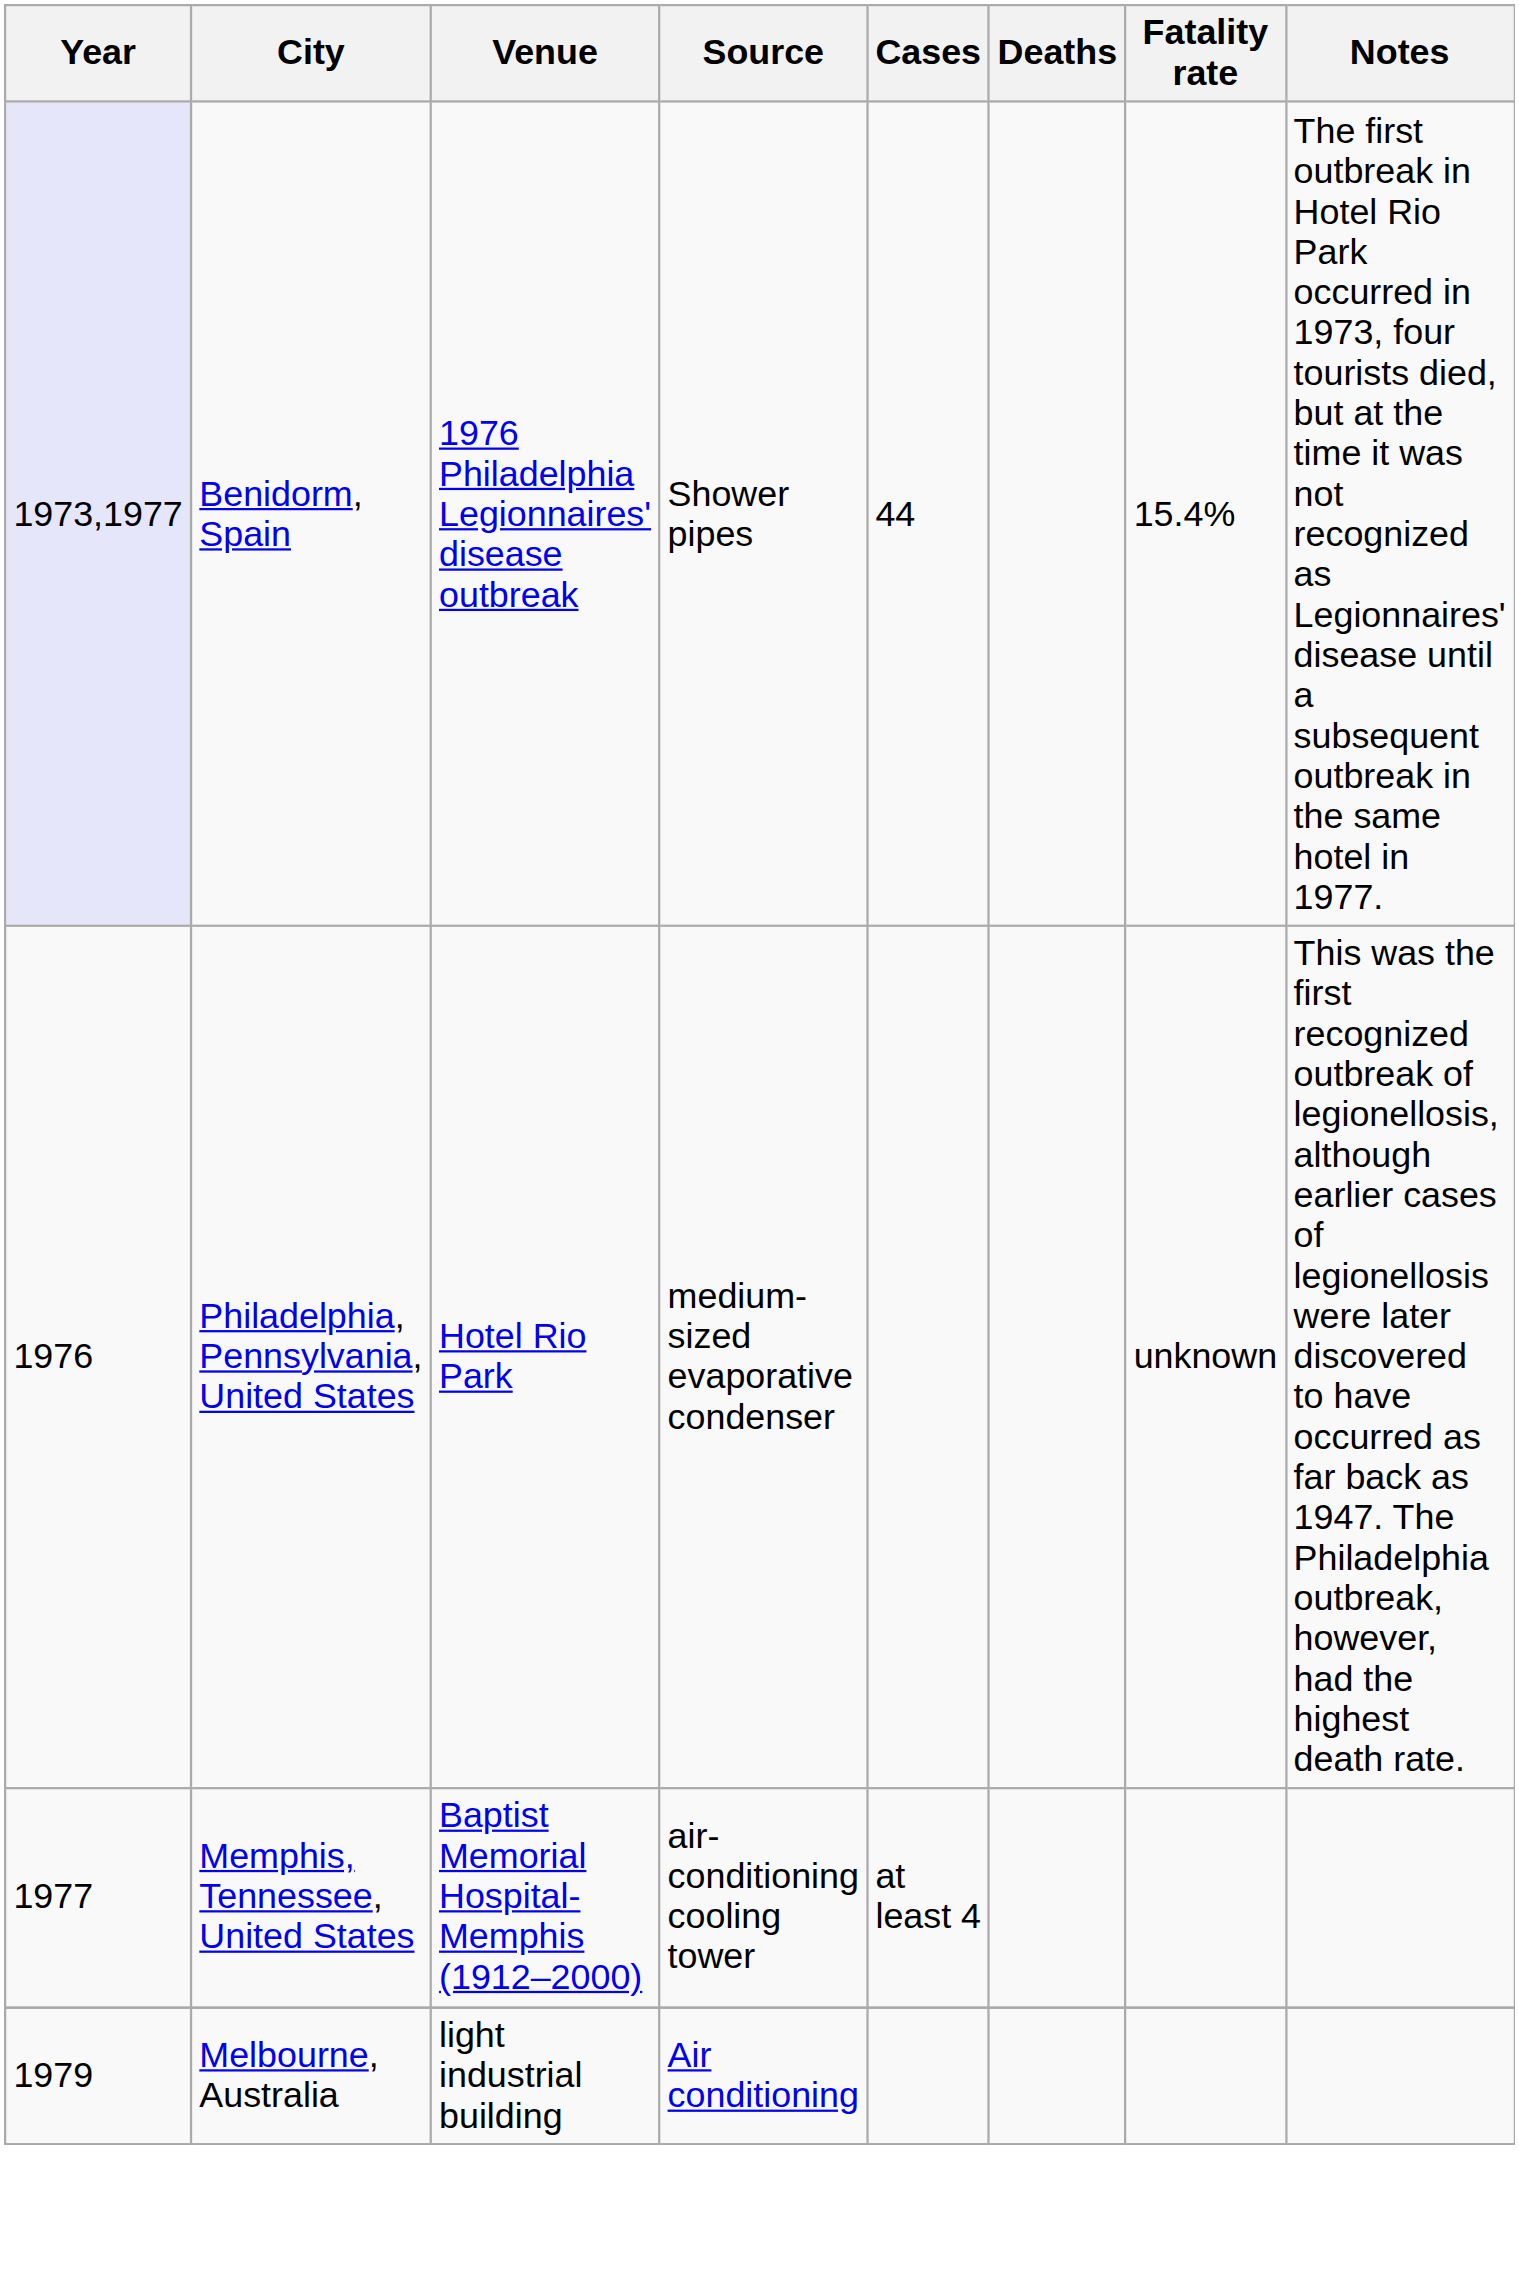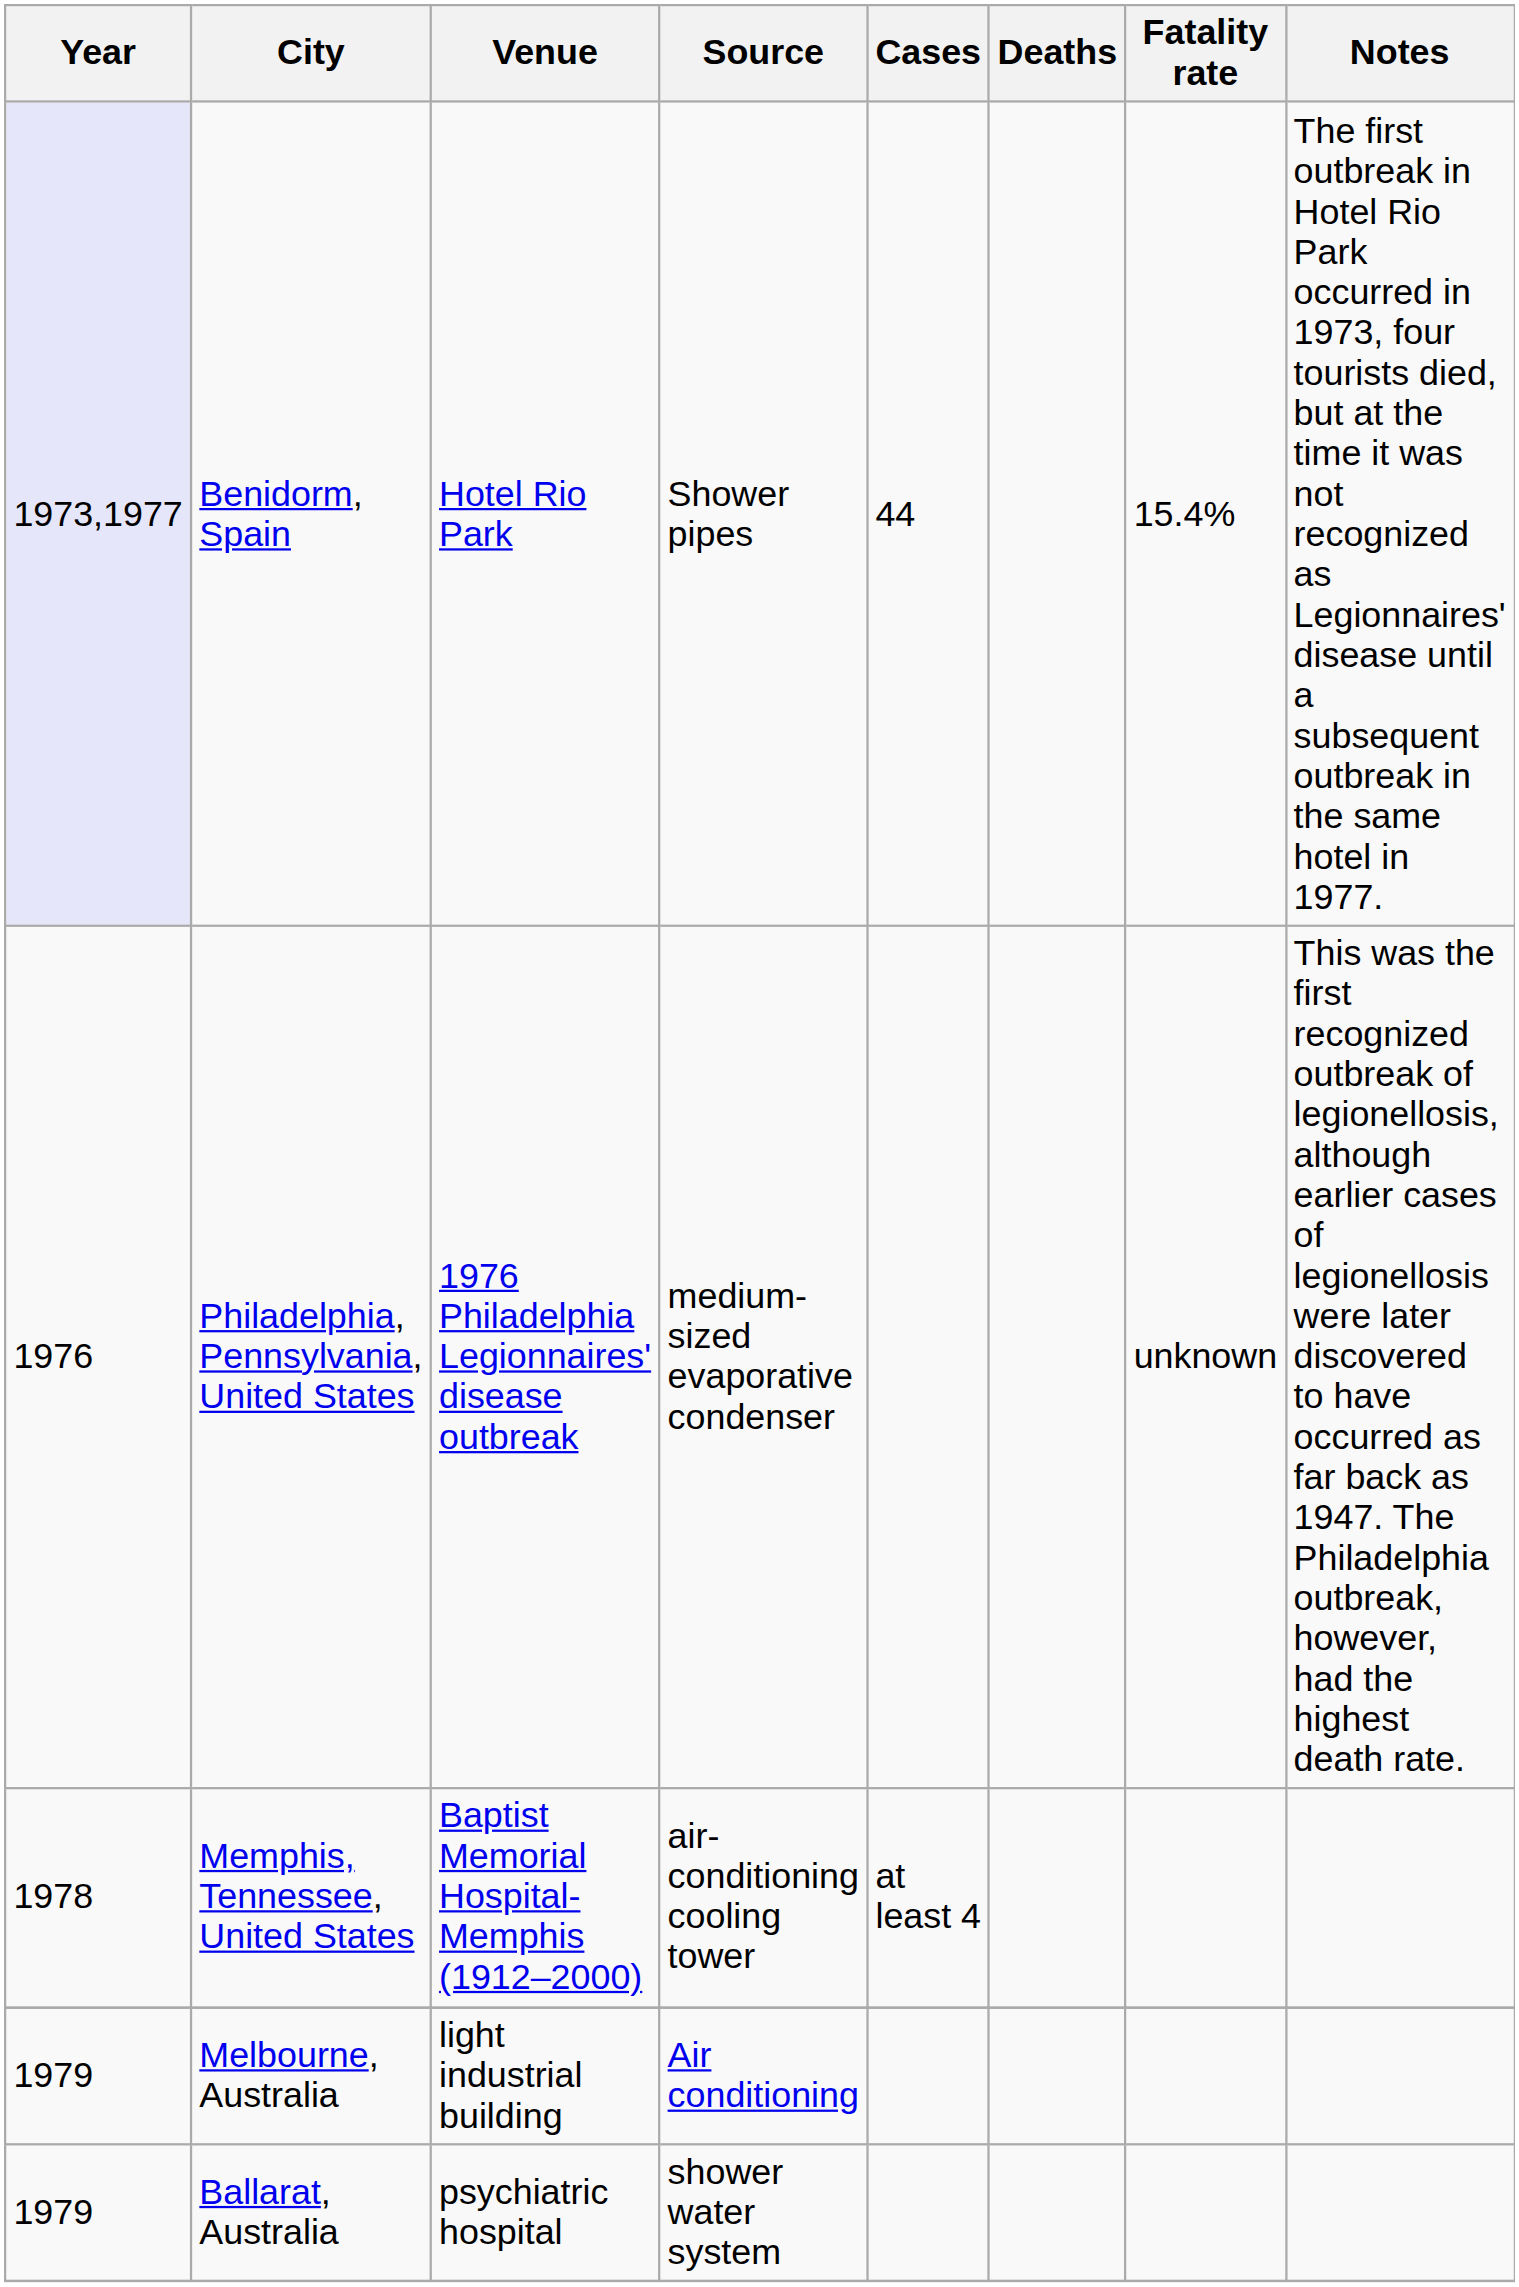(545, 513) 1976 Philadelphia Legionnaires' disease outbreak -> (513, 513) Hotel Rio Park
(513, 1356) Hotel Rio Park -> (545, 1356) 1976 Philadelphia Legionnaires' disease outbreak
(53, 1896) 1977 -> (53, 1896) 1978
+ row: (269, 2212)
